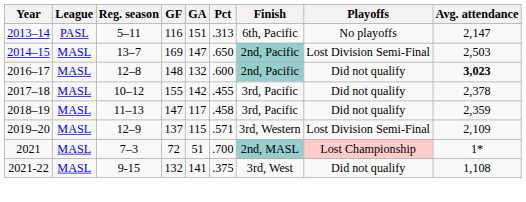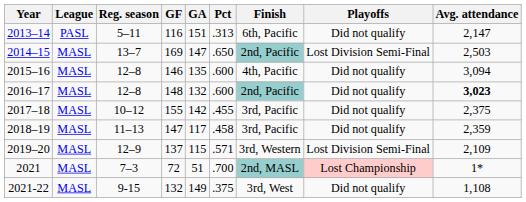(368, 33) No playoffs -> (368, 33) Did not qualify
+ row: (28, 71)
(477, 91) 2,378 -> (477, 110) 2,375
(197, 168) 141 -> (197, 187) 149
